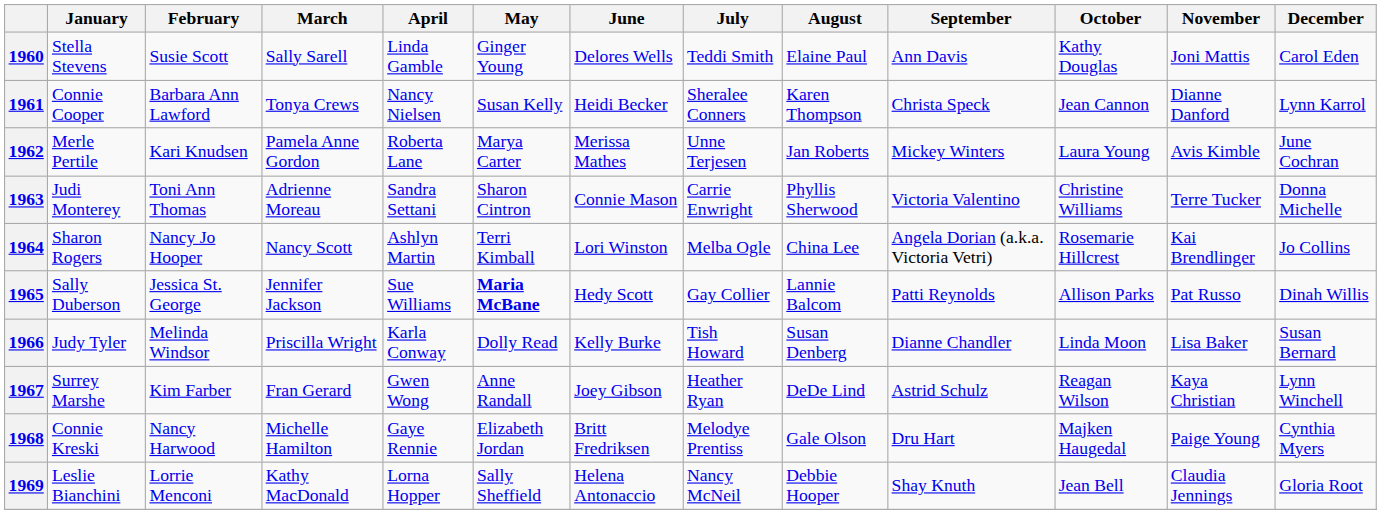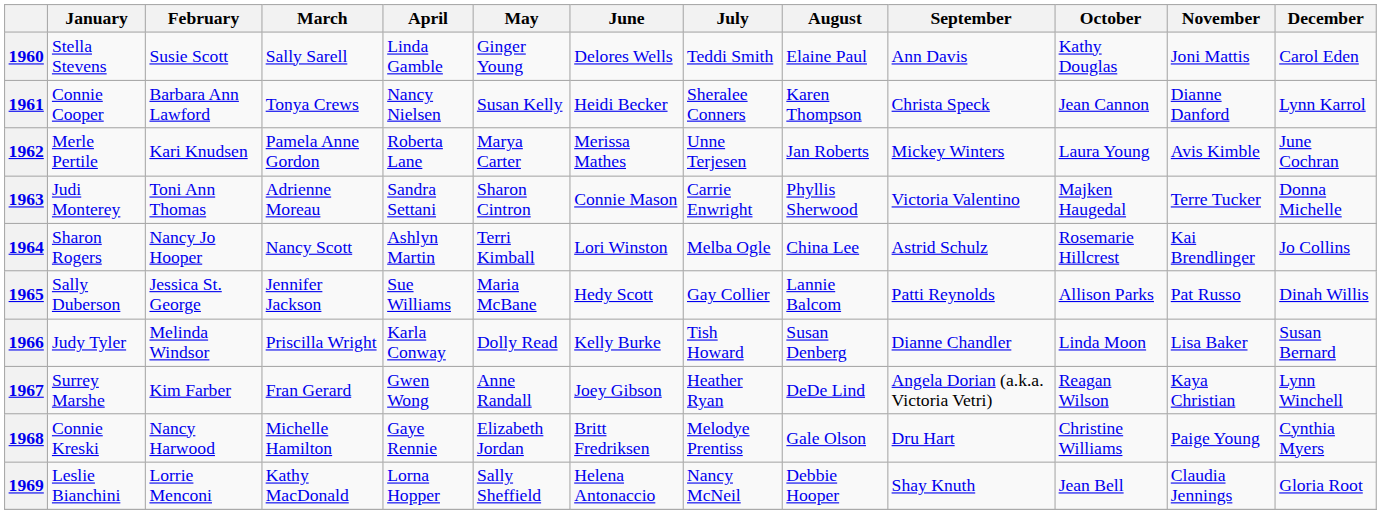(1091, 199) Christine Williams -> (1092, 199) Majken Haugedal
(968, 247) Angela Dorian (a.k.a. Victoria Vetri) -> (940, 247) Astrid Schulz
(508, 294) bold -> (507, 294) normal
(940, 390) Astrid Schulz -> (968, 390) Angela Dorian (a.k.a. Victoria Vetri)
(1092, 437) Majken Haugedal -> (1091, 437) Christine Williams
